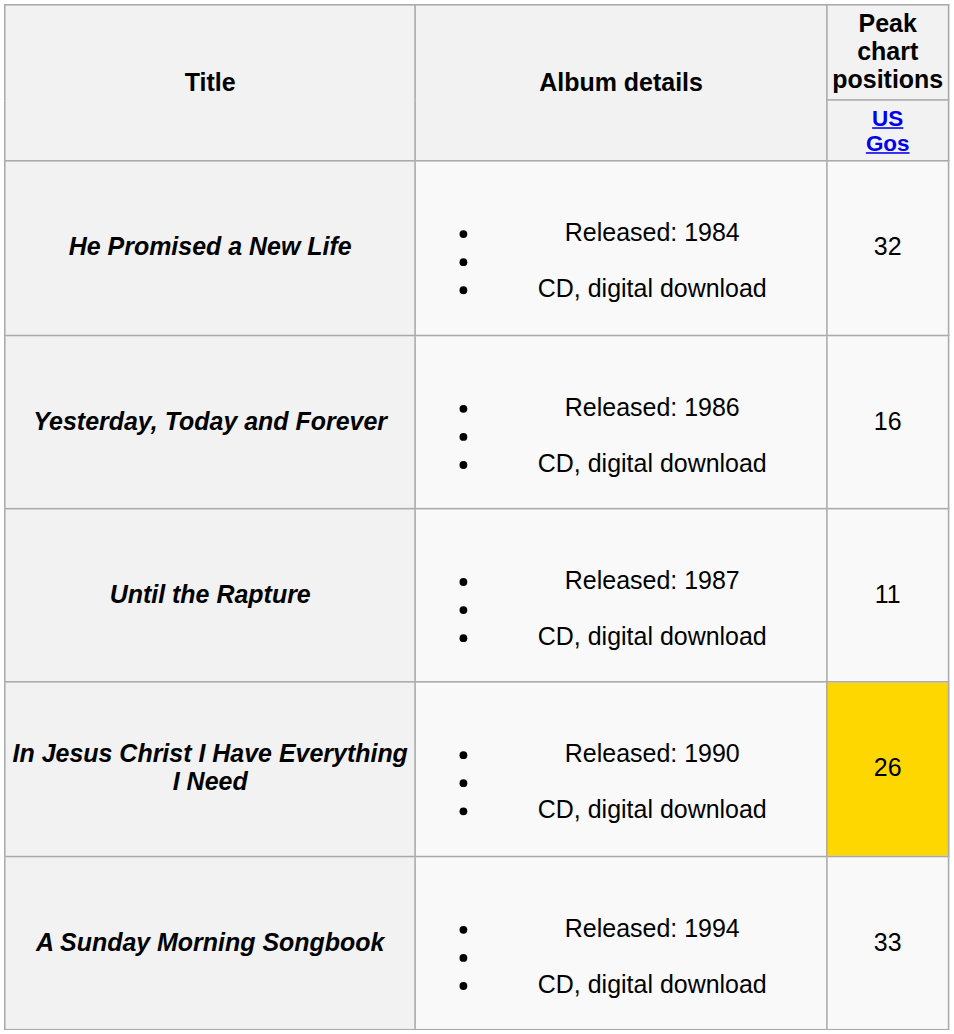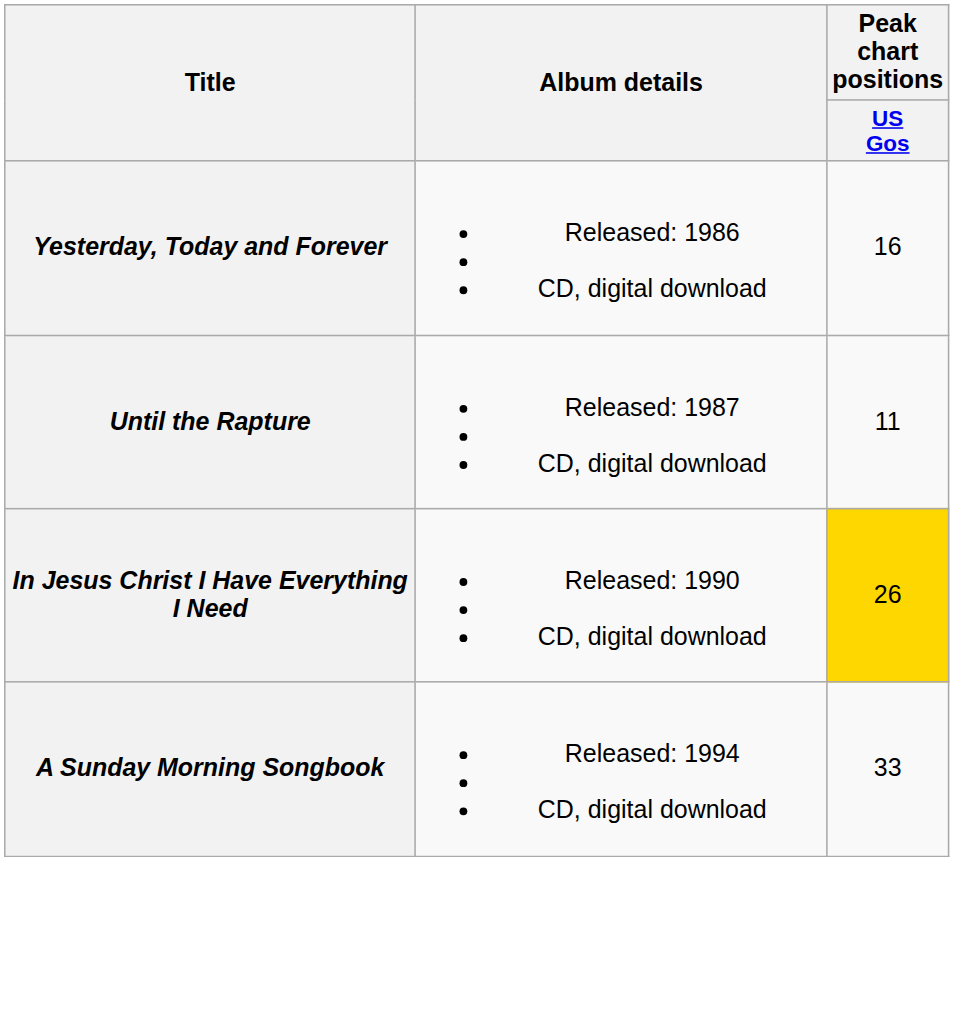- row: (210, 247)
